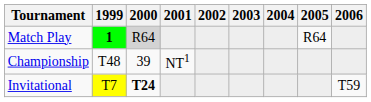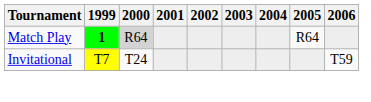- row: (48, 61)
(143, 85) bold -> (136, 59) normal
